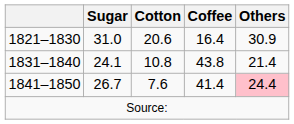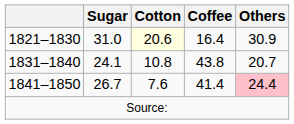(158, 39) no background -> (158, 39) lightyellow background
(262, 61) 21.4 -> (262, 61) 20.7
